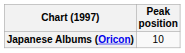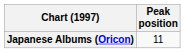(158, 39) 10 -> (158, 39) 11
